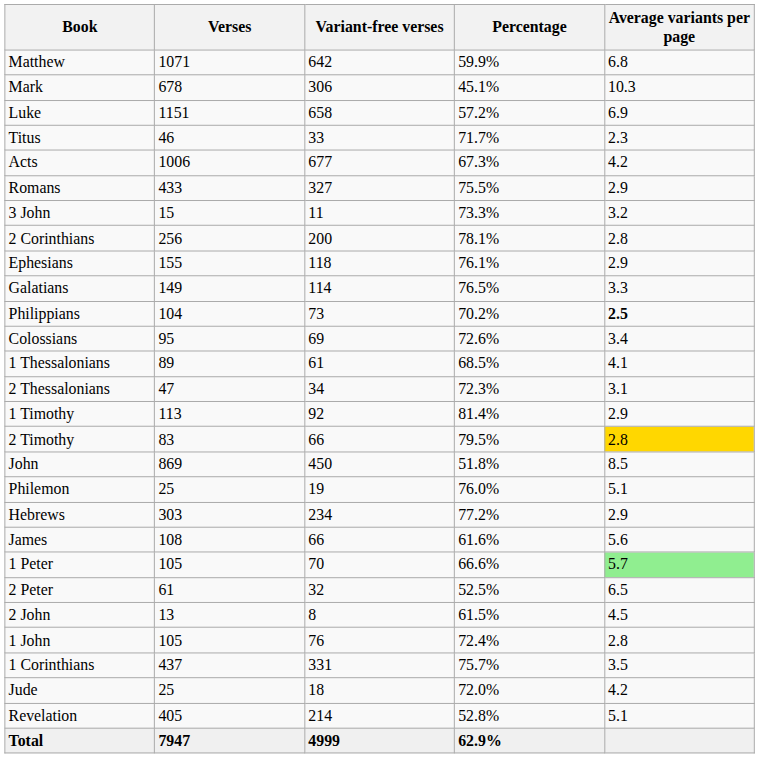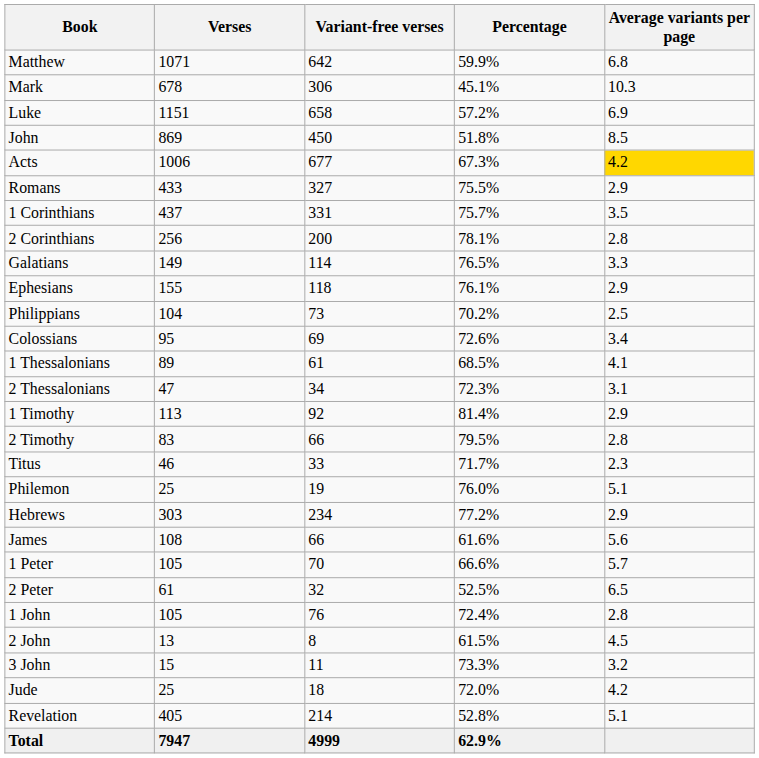rows swapped: (24, 464) <-> (25, 137)
(618, 162) no background -> (618, 162) gold background
rows swapped: (51, 665) <-> (29, 213)
rows swapped: (38, 288) <-> (41, 263)
(618, 313) bold -> (618, 313) normal
(618, 439) gold background -> (618, 439) no background
(618, 564) lightgreen background -> (618, 564) no background
rows swapped: (29, 640) <-> (29, 615)
